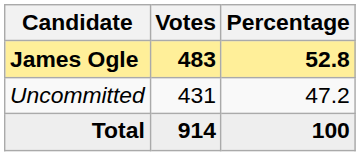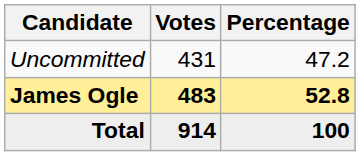rows swapped: (74, 58) <-> (77, 95)
